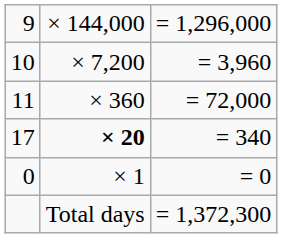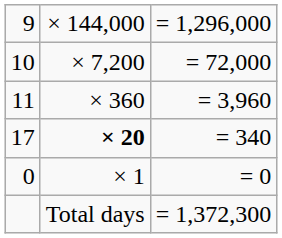(235, 61) = 3,960 -> (229, 61) = 72,000
(229, 99) = 72,000 -> (235, 99) = 3,960
